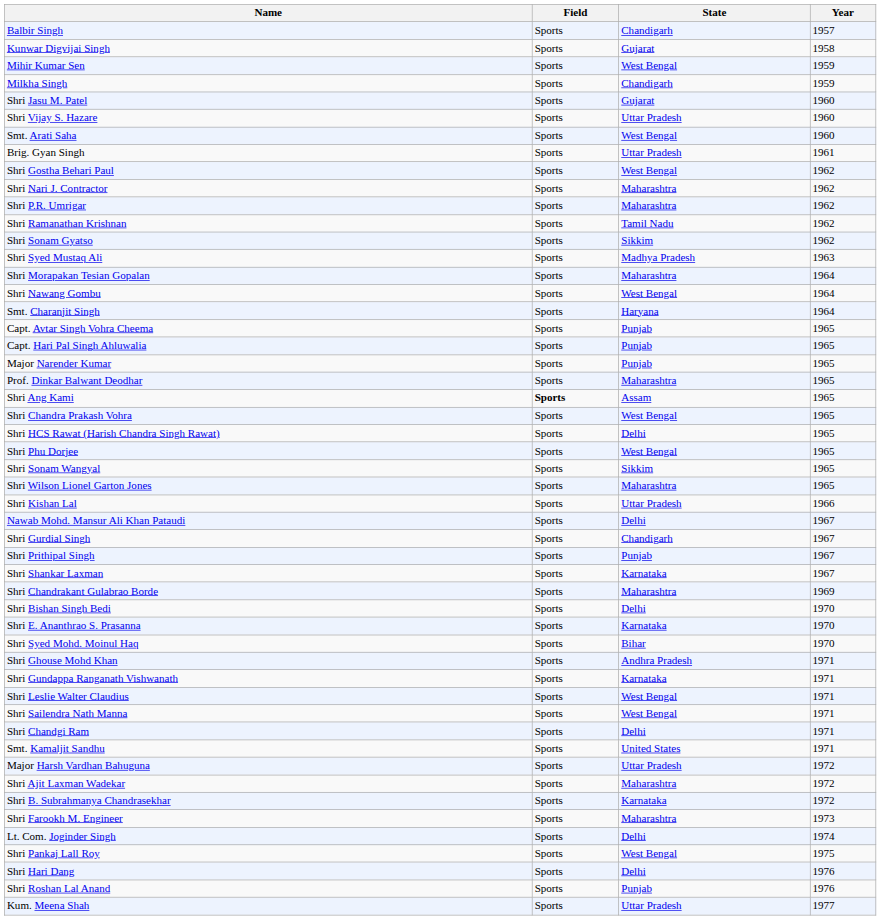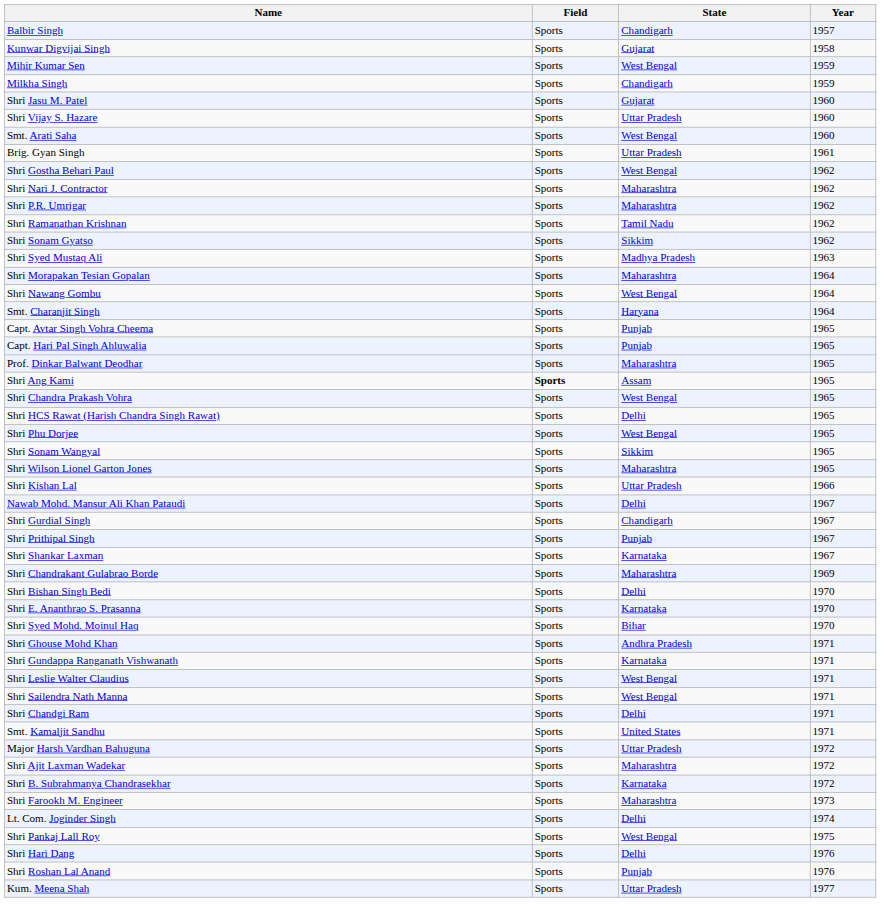- row: (59, 363)
